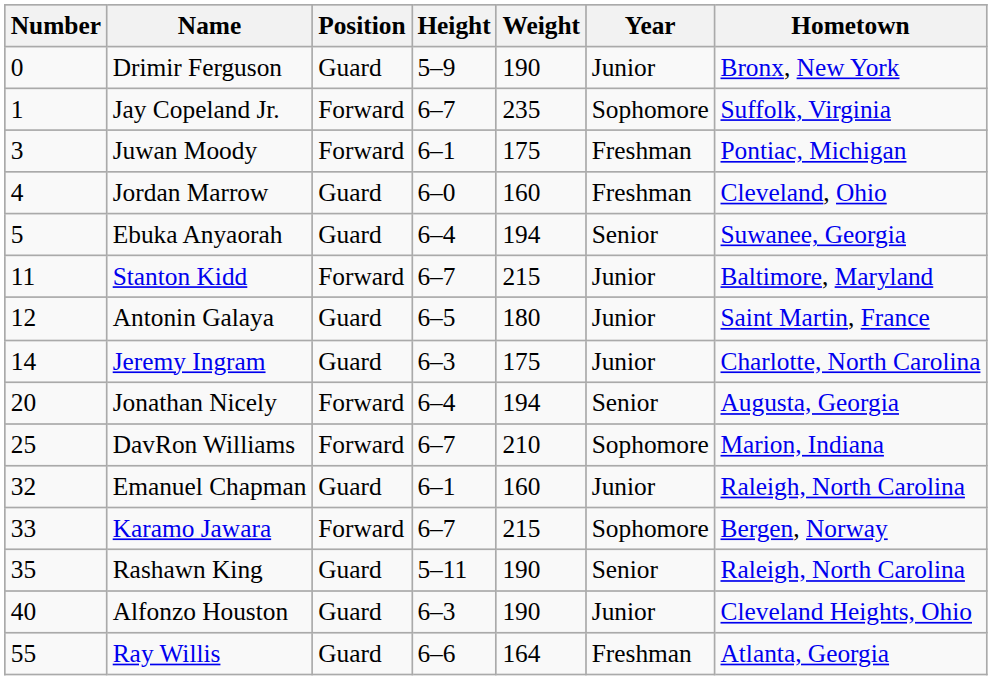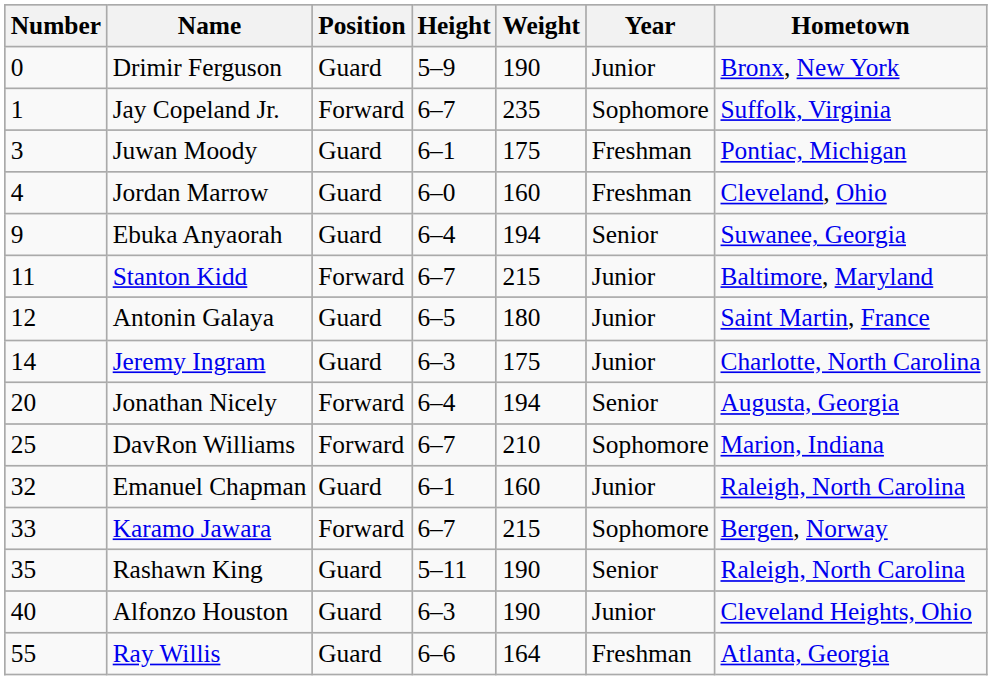(361, 151) Forward -> (350, 151) Guard
(17, 234) 5 -> (17, 234) 9
